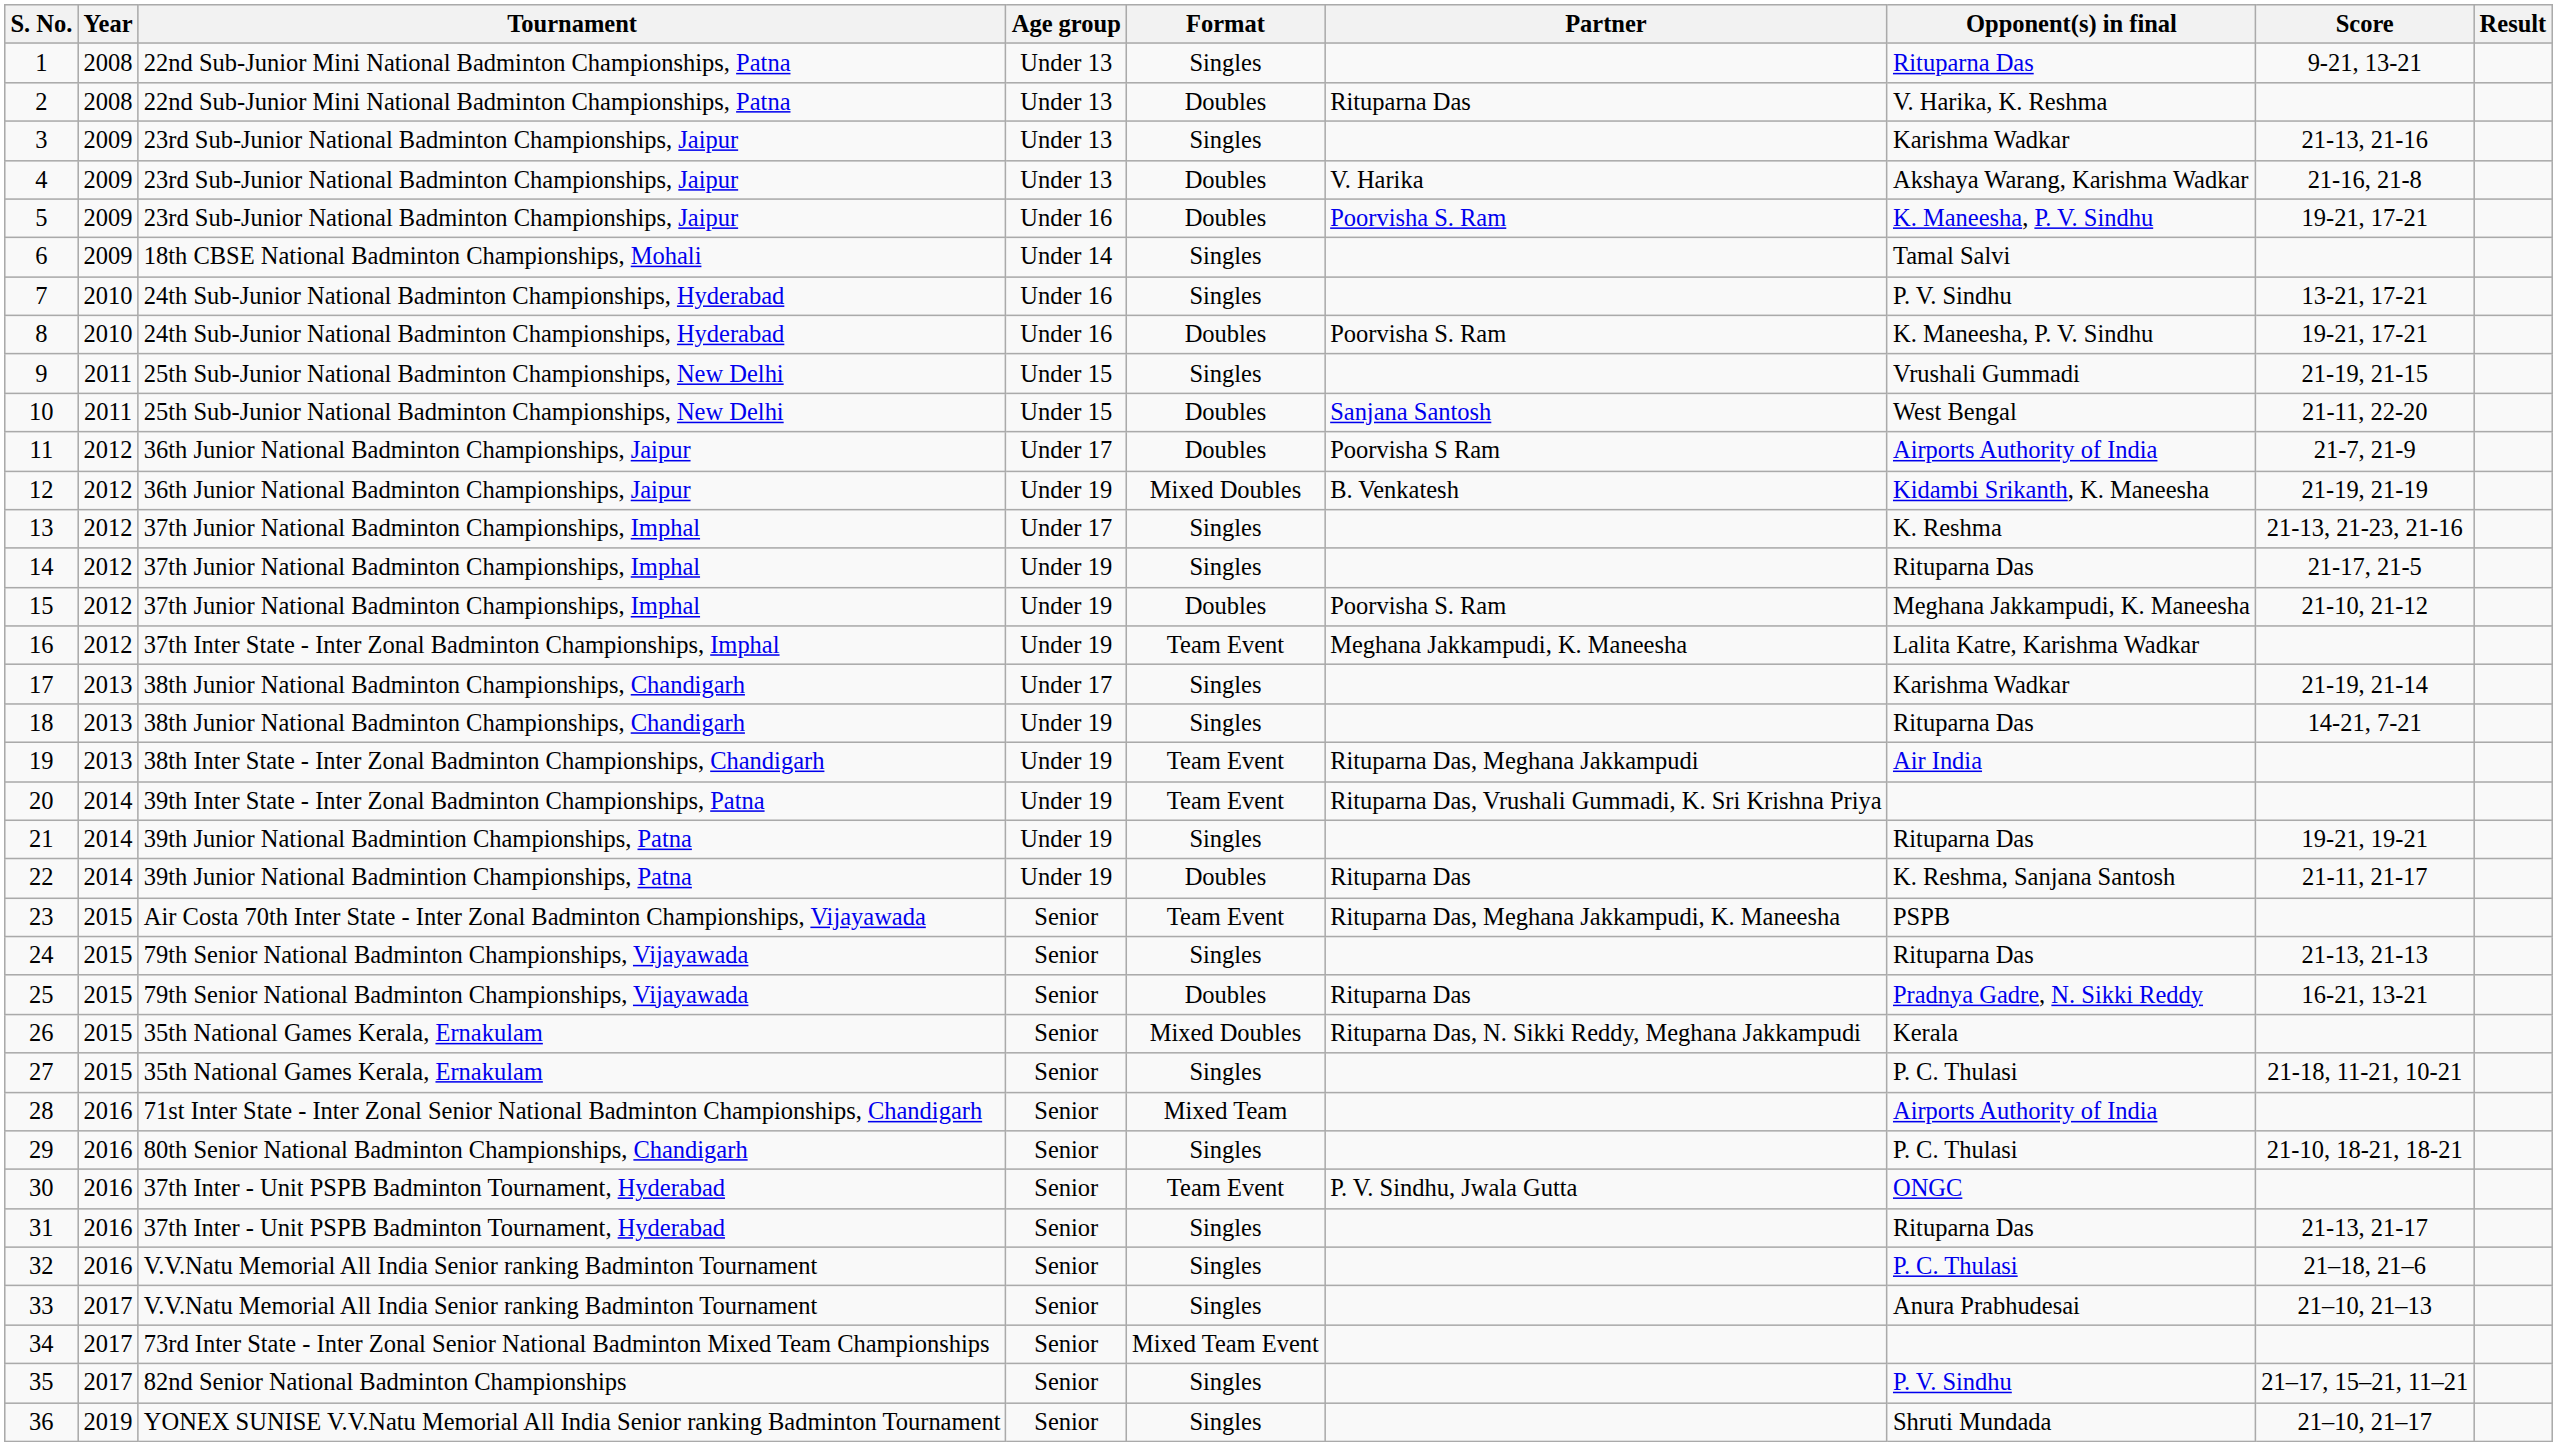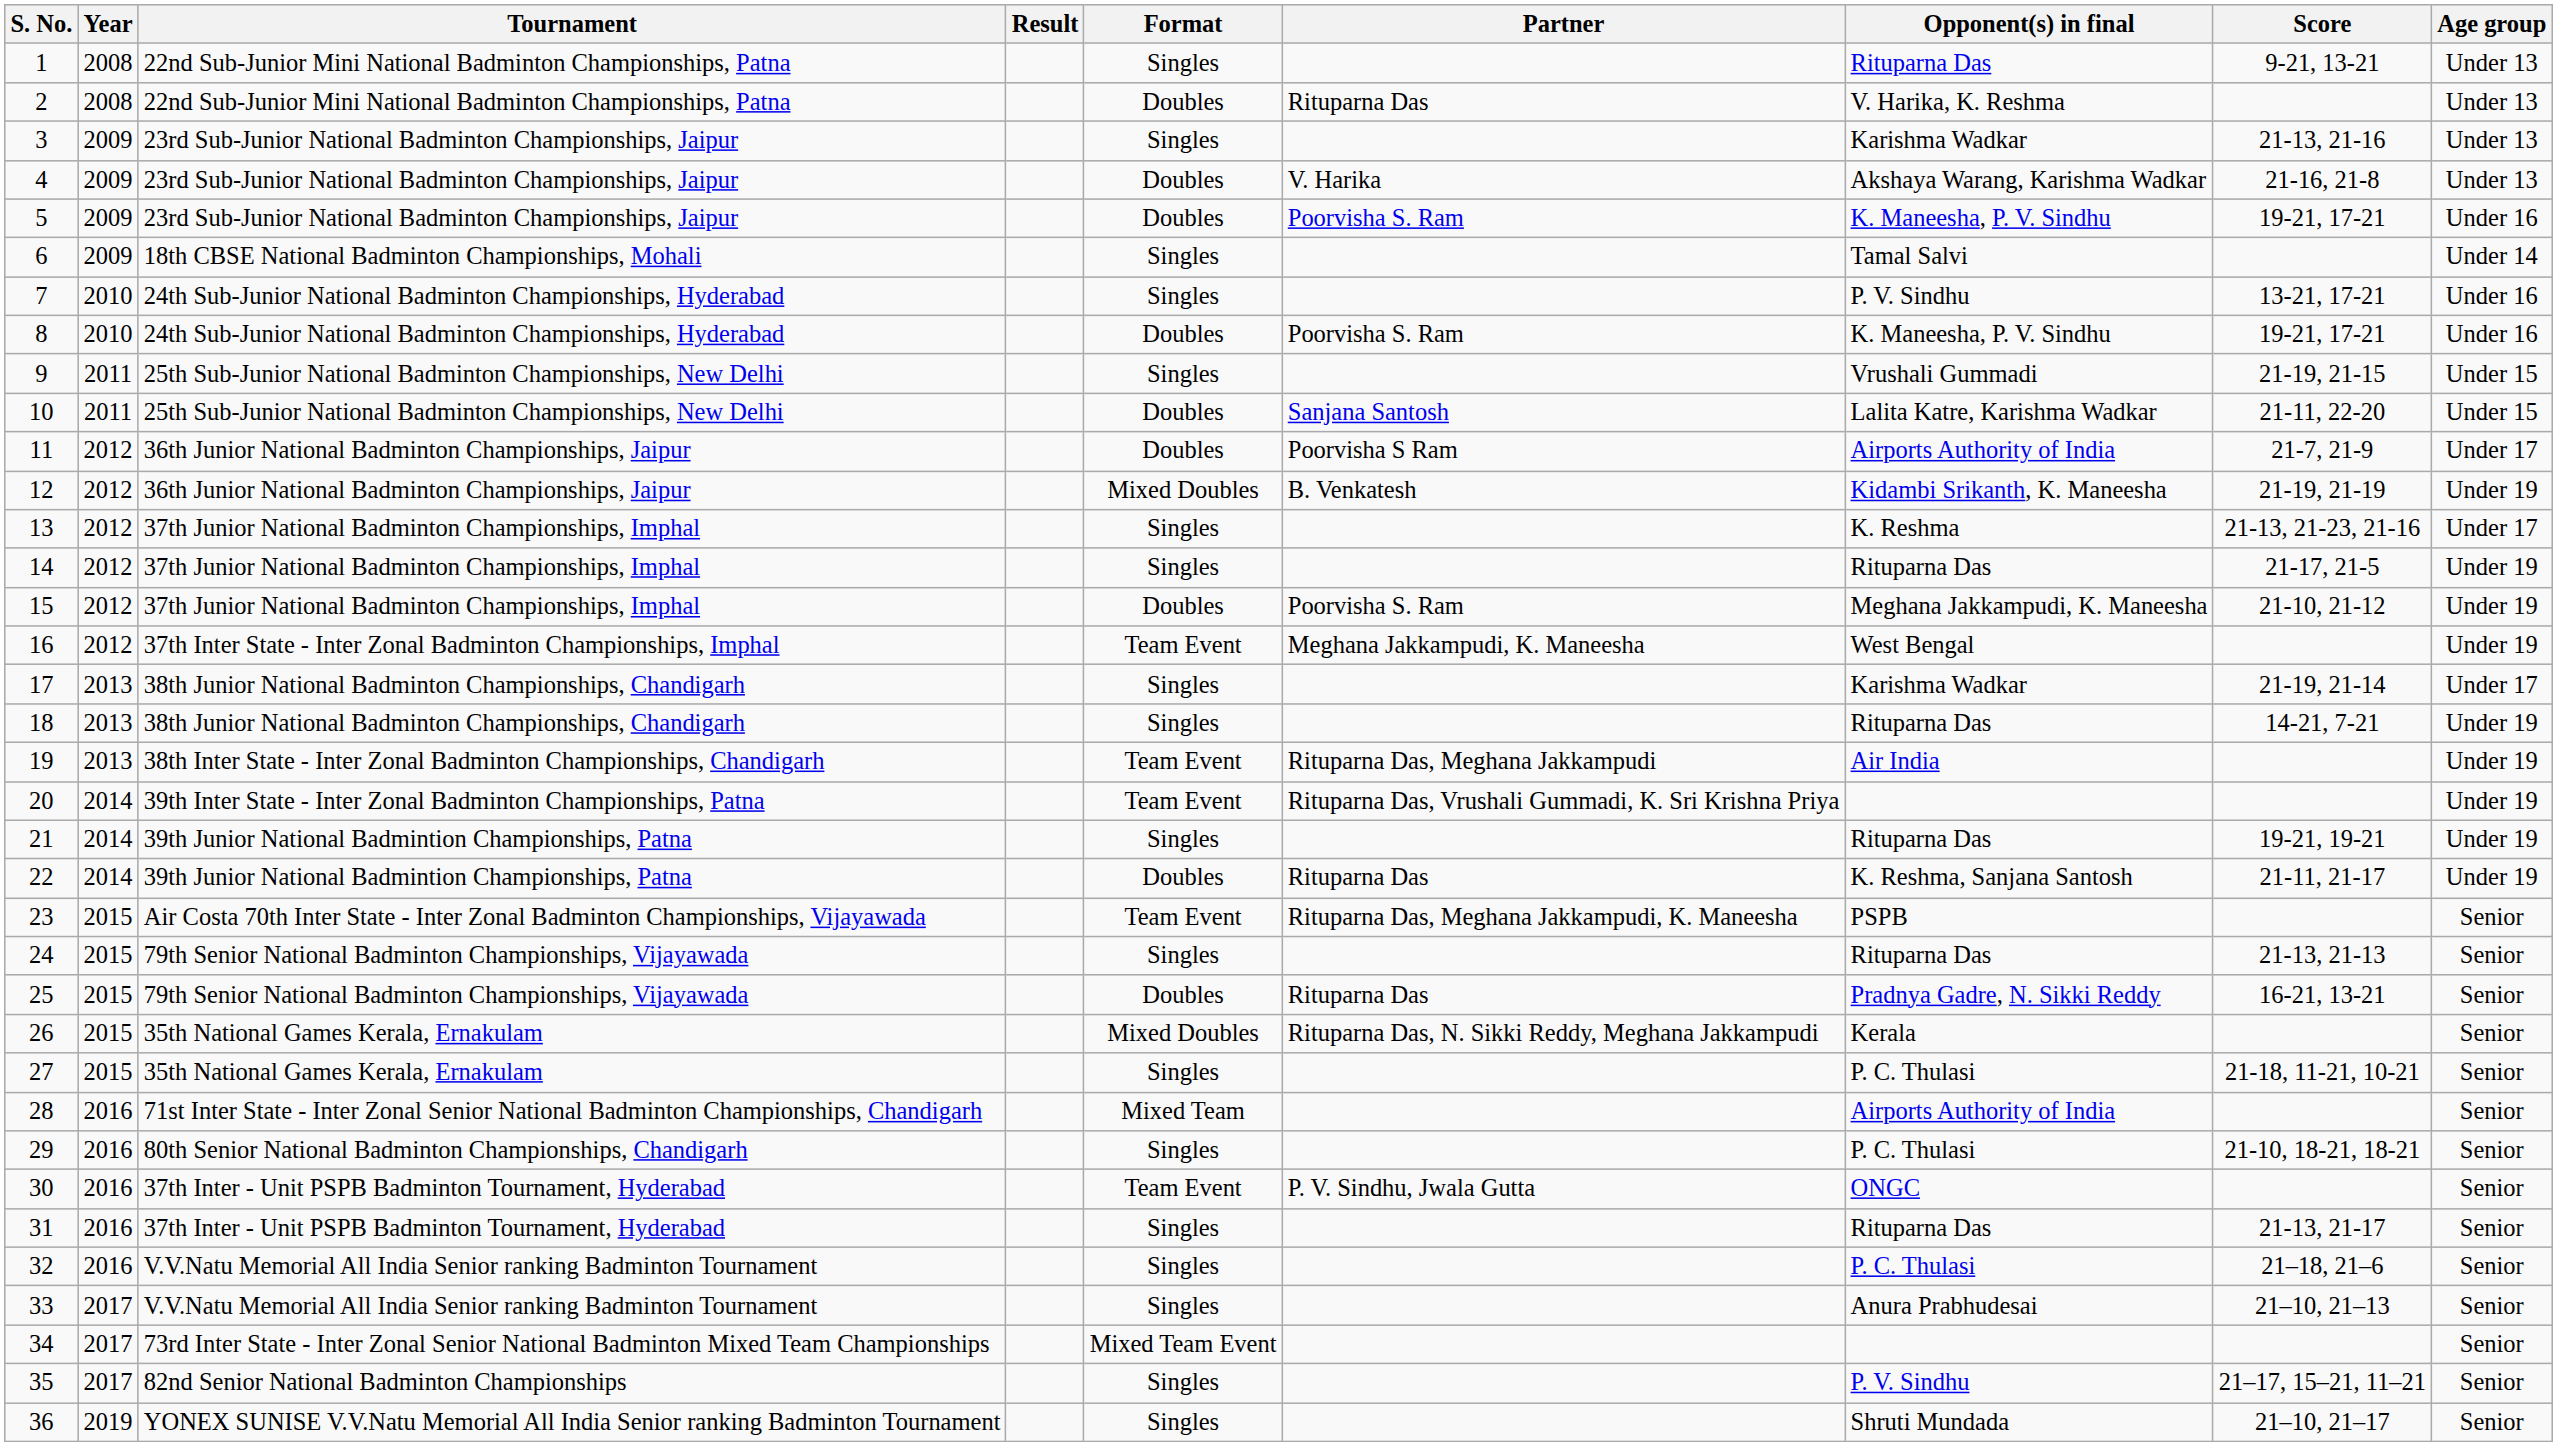columns swapped: (1066, 23) <-> (2513, 23)
(1955, 412) West Bengal -> (2004, 412) Lalita Katre, Karishma Wadkar
(2046, 645) Lalita Katre, Karishma Wadkar -> (1912, 645) West Bengal
